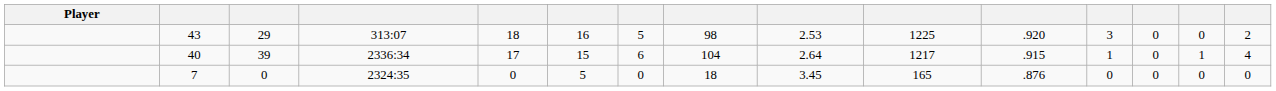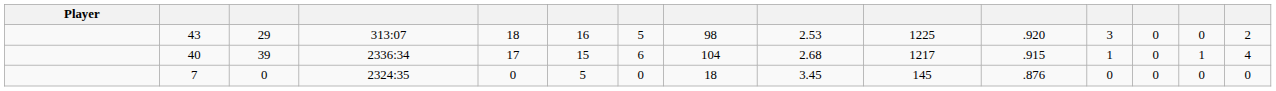(810, 55) 2.64 -> (810, 55) 2.68
(922, 75) 165 -> (922, 75) 145
